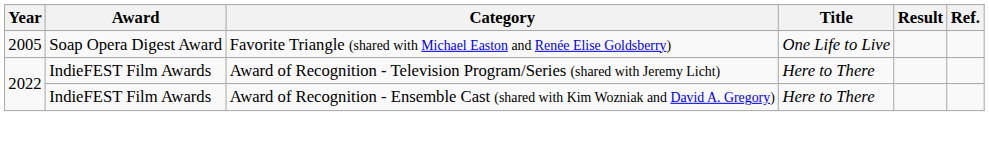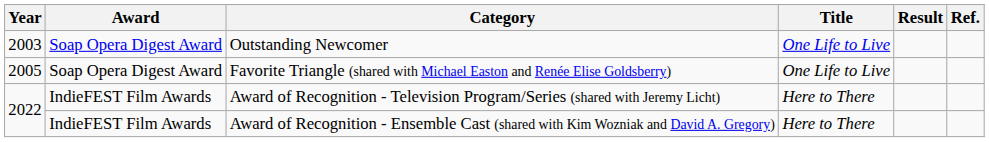+ row: (309, 44)
